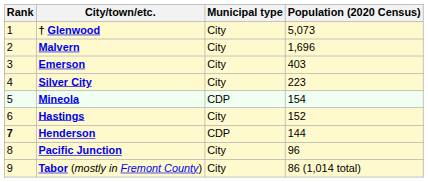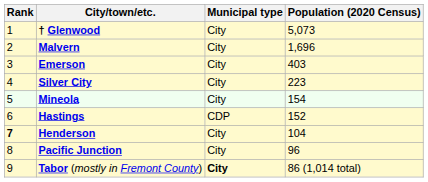(219, 99) CDP -> (217, 99) City
(217, 116) City -> (219, 116) CDP
(219, 133) CDP -> (217, 133) City
(297, 133) 144 -> (297, 133) 104
(217, 168) normal -> (217, 168) bold
